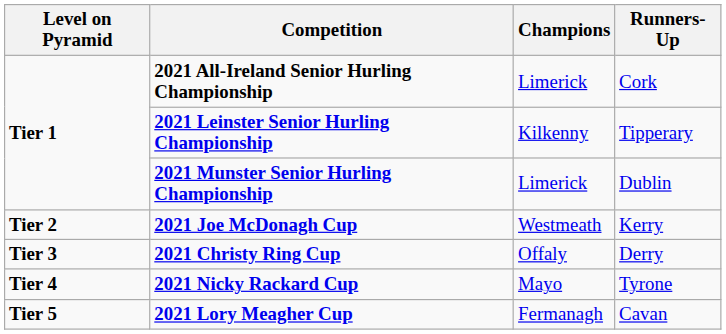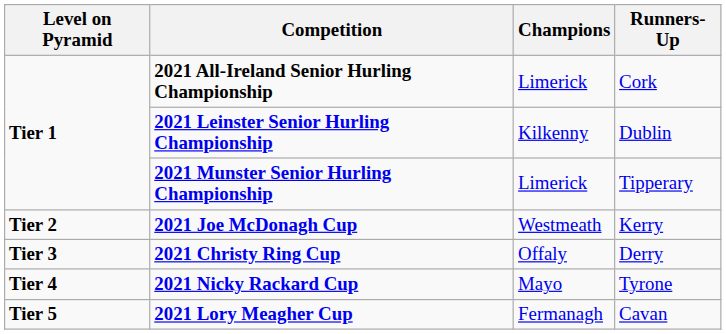(656, 132) Tipperary -> (645, 132) Dublin
(645, 183) Dublin -> (656, 183) Tipperary
